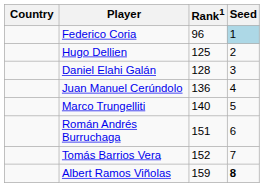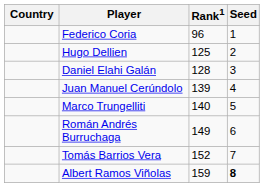(233, 34) lightblue background -> (233, 34) no background
(201, 88) 136 -> (201, 88) 139
(201, 131) 151 -> (201, 131) 149
